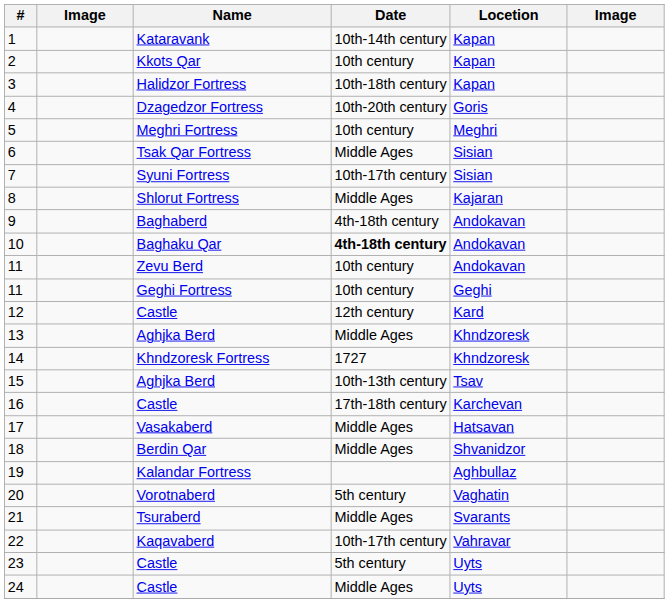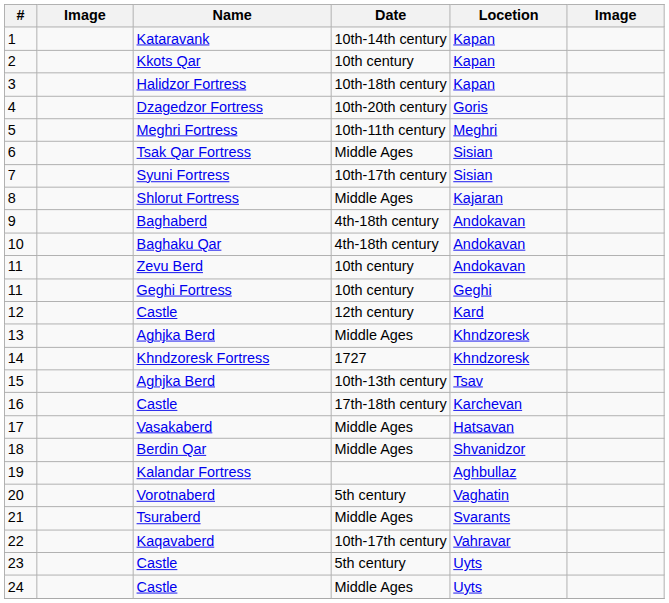(374, 130) 10th century -> (390, 130) 10th-11th century
(391, 244) bold -> (387, 244) normal
